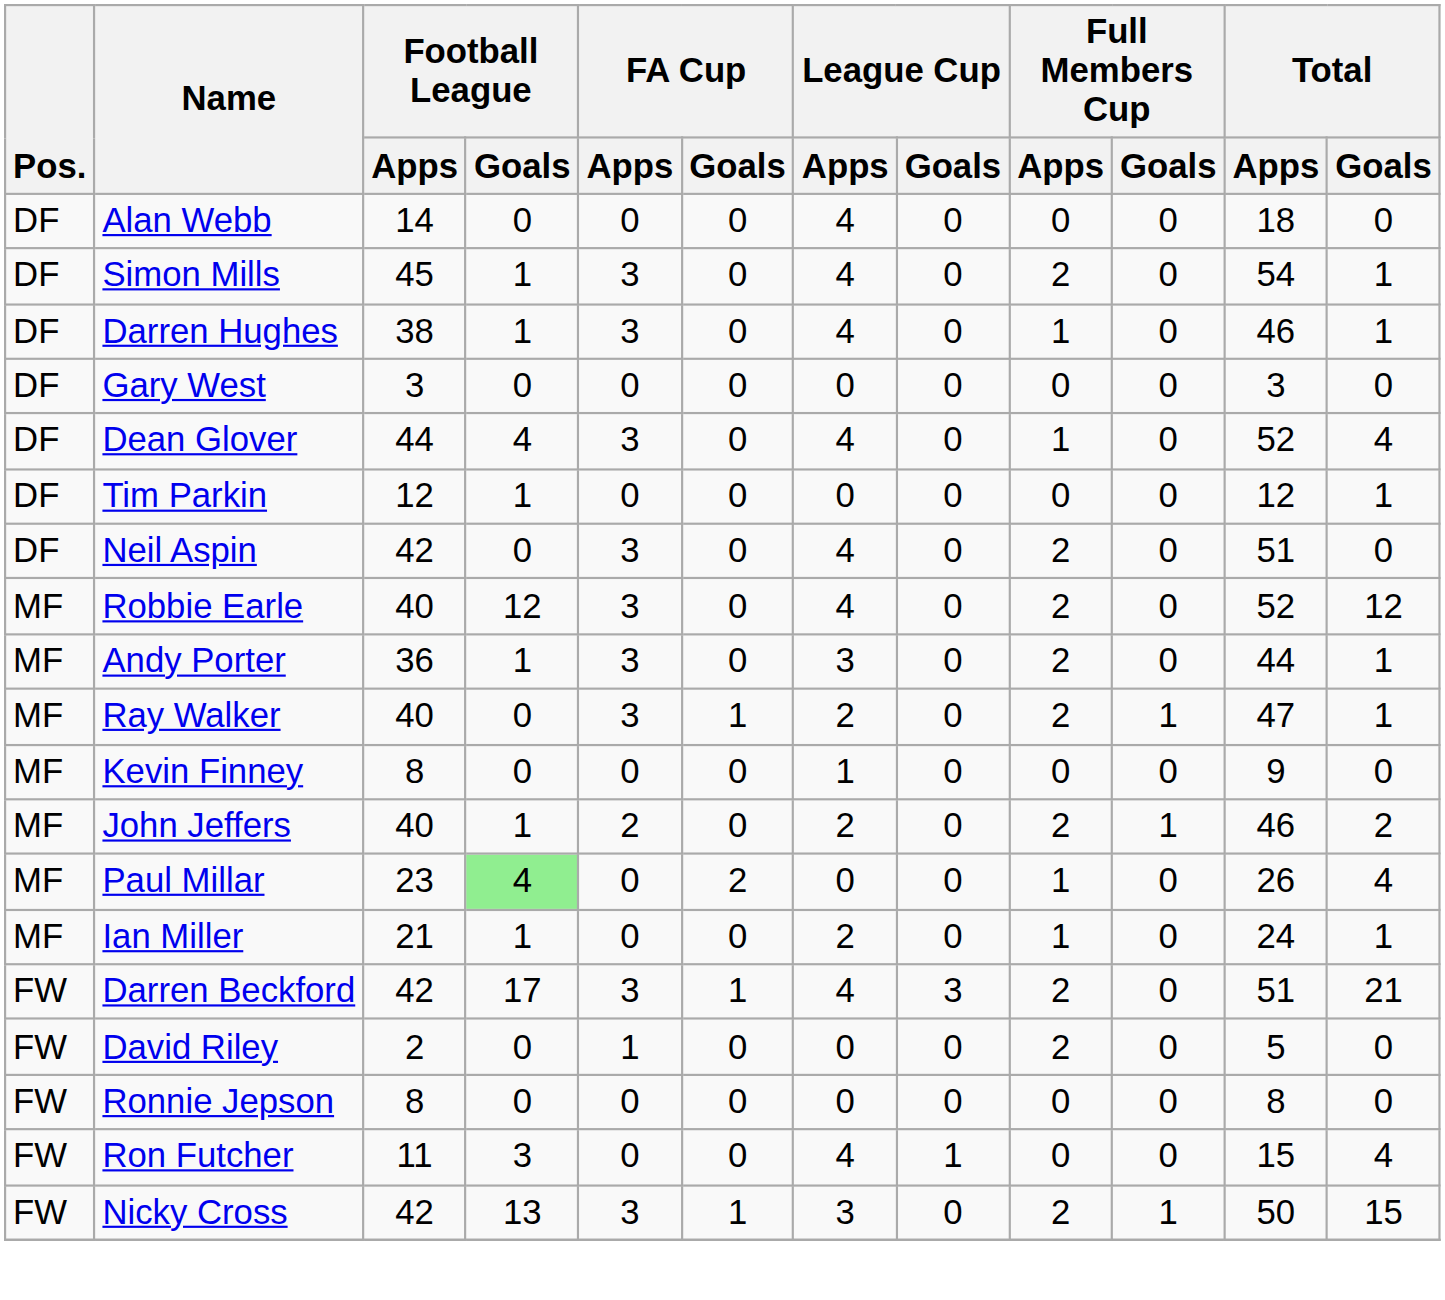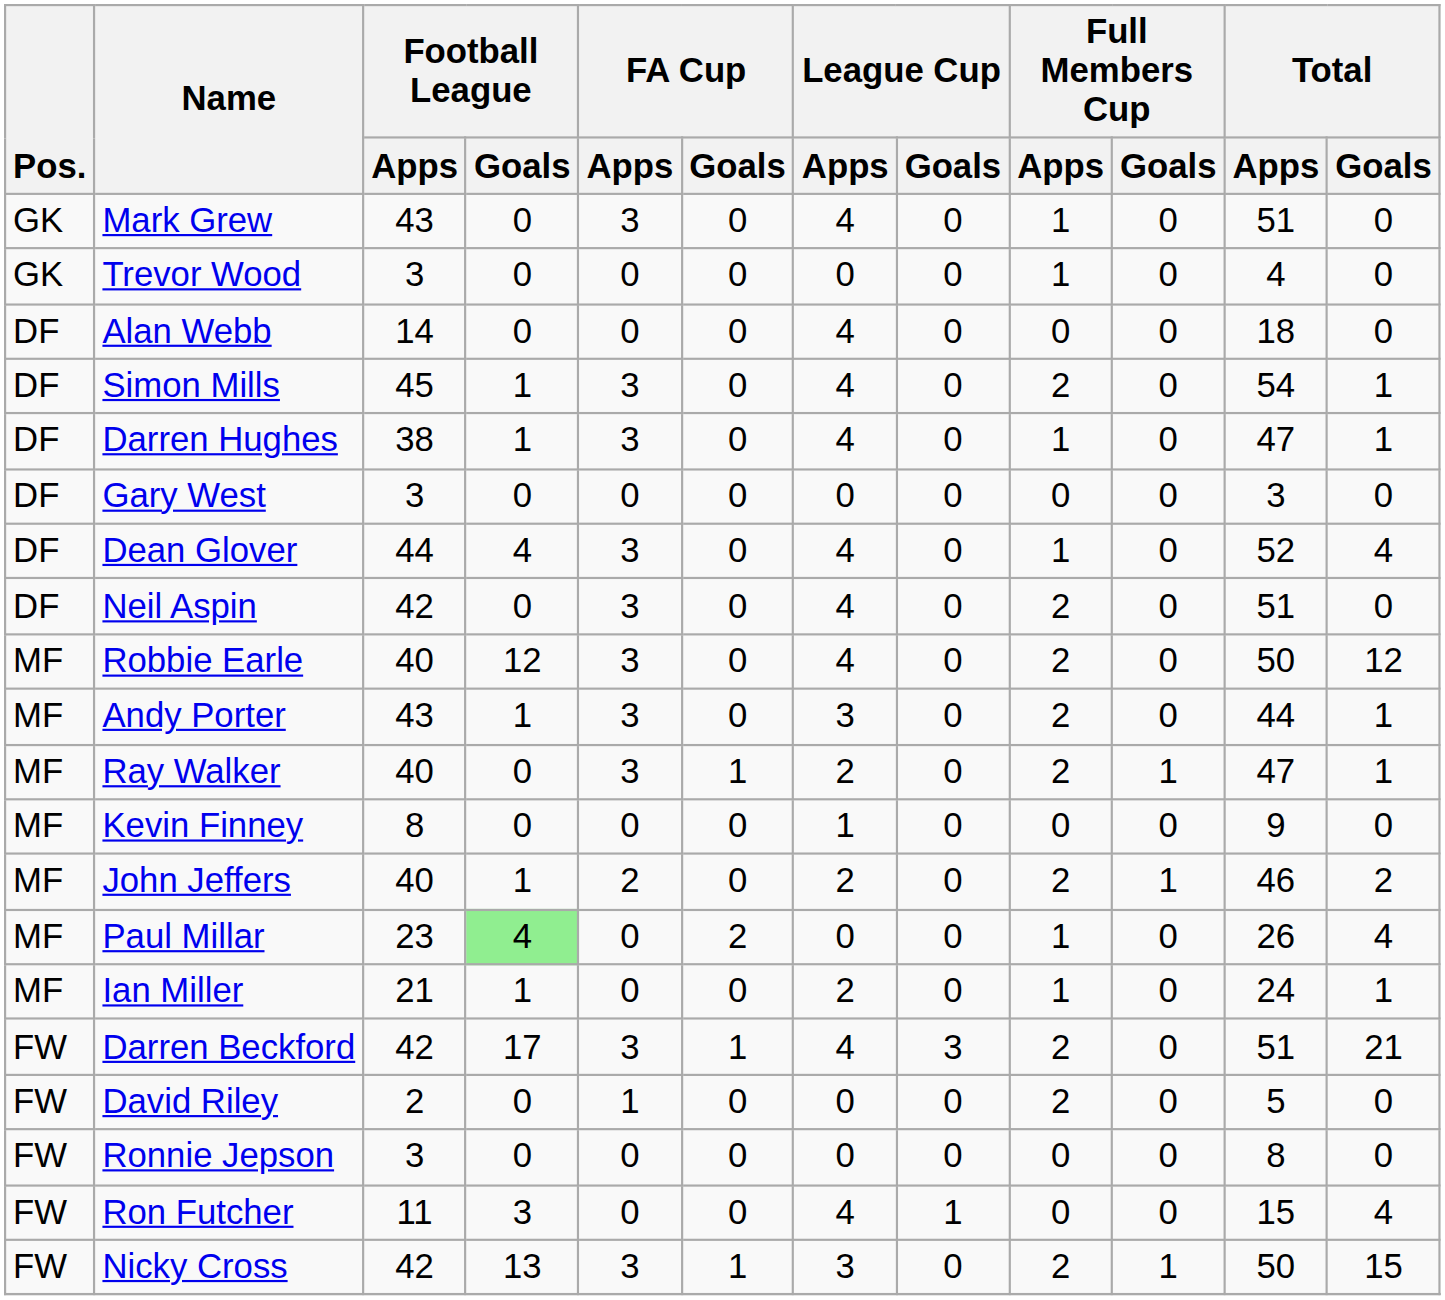+ row: (187, 220)
+ row: (202, 275)
(1276, 330) 46 -> (1276, 440) 47
- row: (185, 495)
(1276, 605) 52 -> (1276, 660) 50
(415, 660) 36 -> (415, 715) 43
(415, 1101) 8 -> (415, 1156) 3
